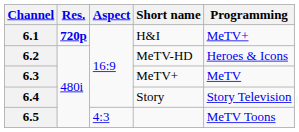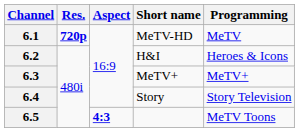(148, 35) H&I -> (164, 35) MeTV-HD
(228, 35) MeTV+ -> (224, 35) MeTV
(164, 55) MeTV-HD -> (148, 55) H&I
(224, 76) MeTV -> (228, 76) MeTV+
(101, 117) normal -> (101, 117) bold
